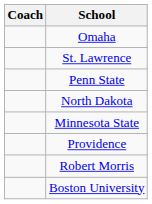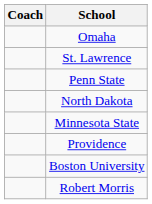rows swapped: (97, 187) <-> (97, 166)
